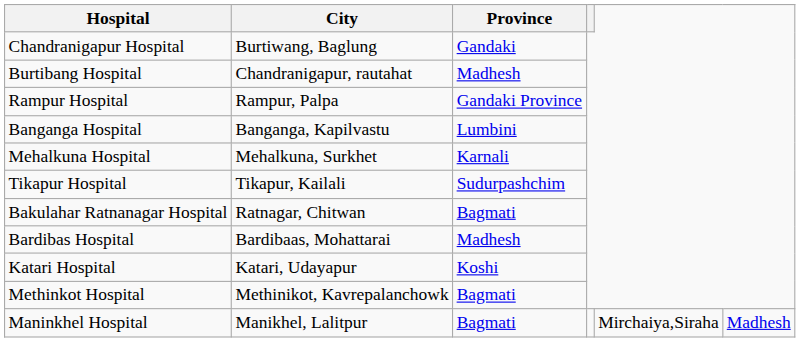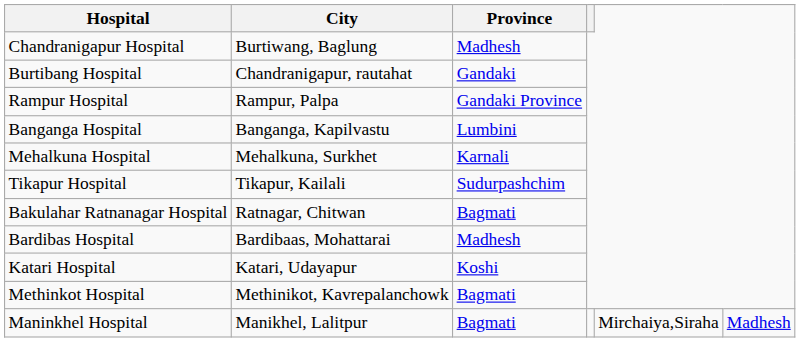(486, 45) Gandaki -> (489, 45) Madhesh
(489, 73) Madhesh -> (486, 73) Gandaki
